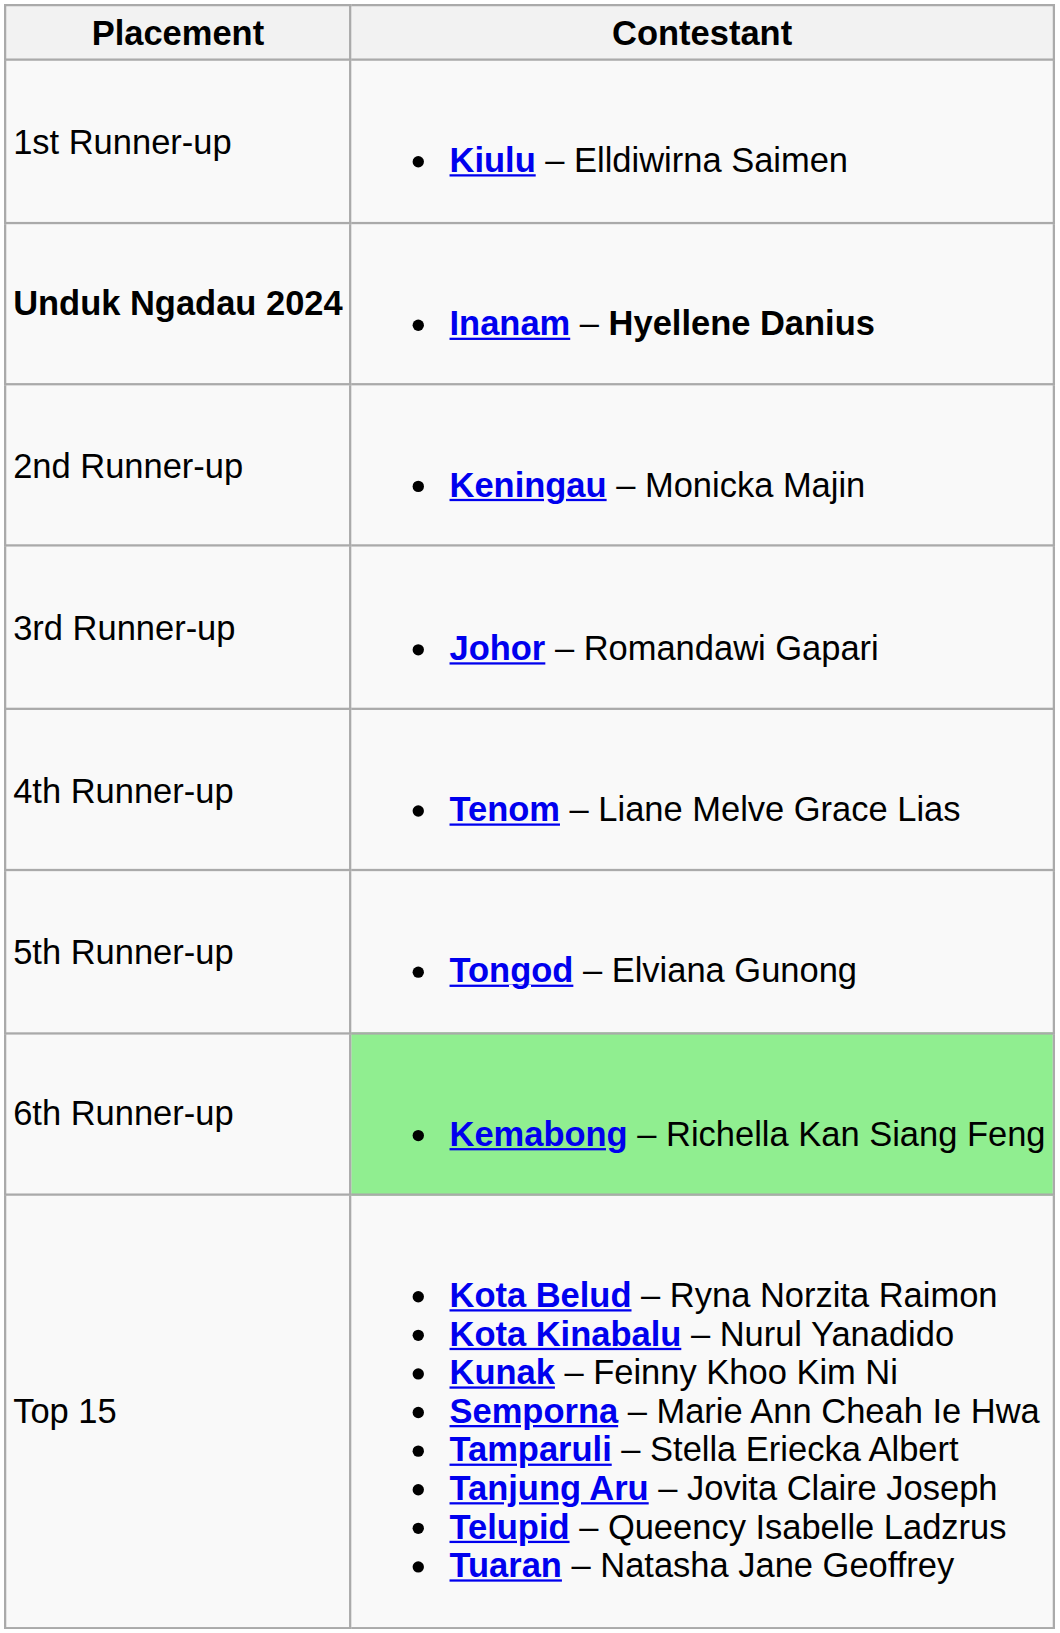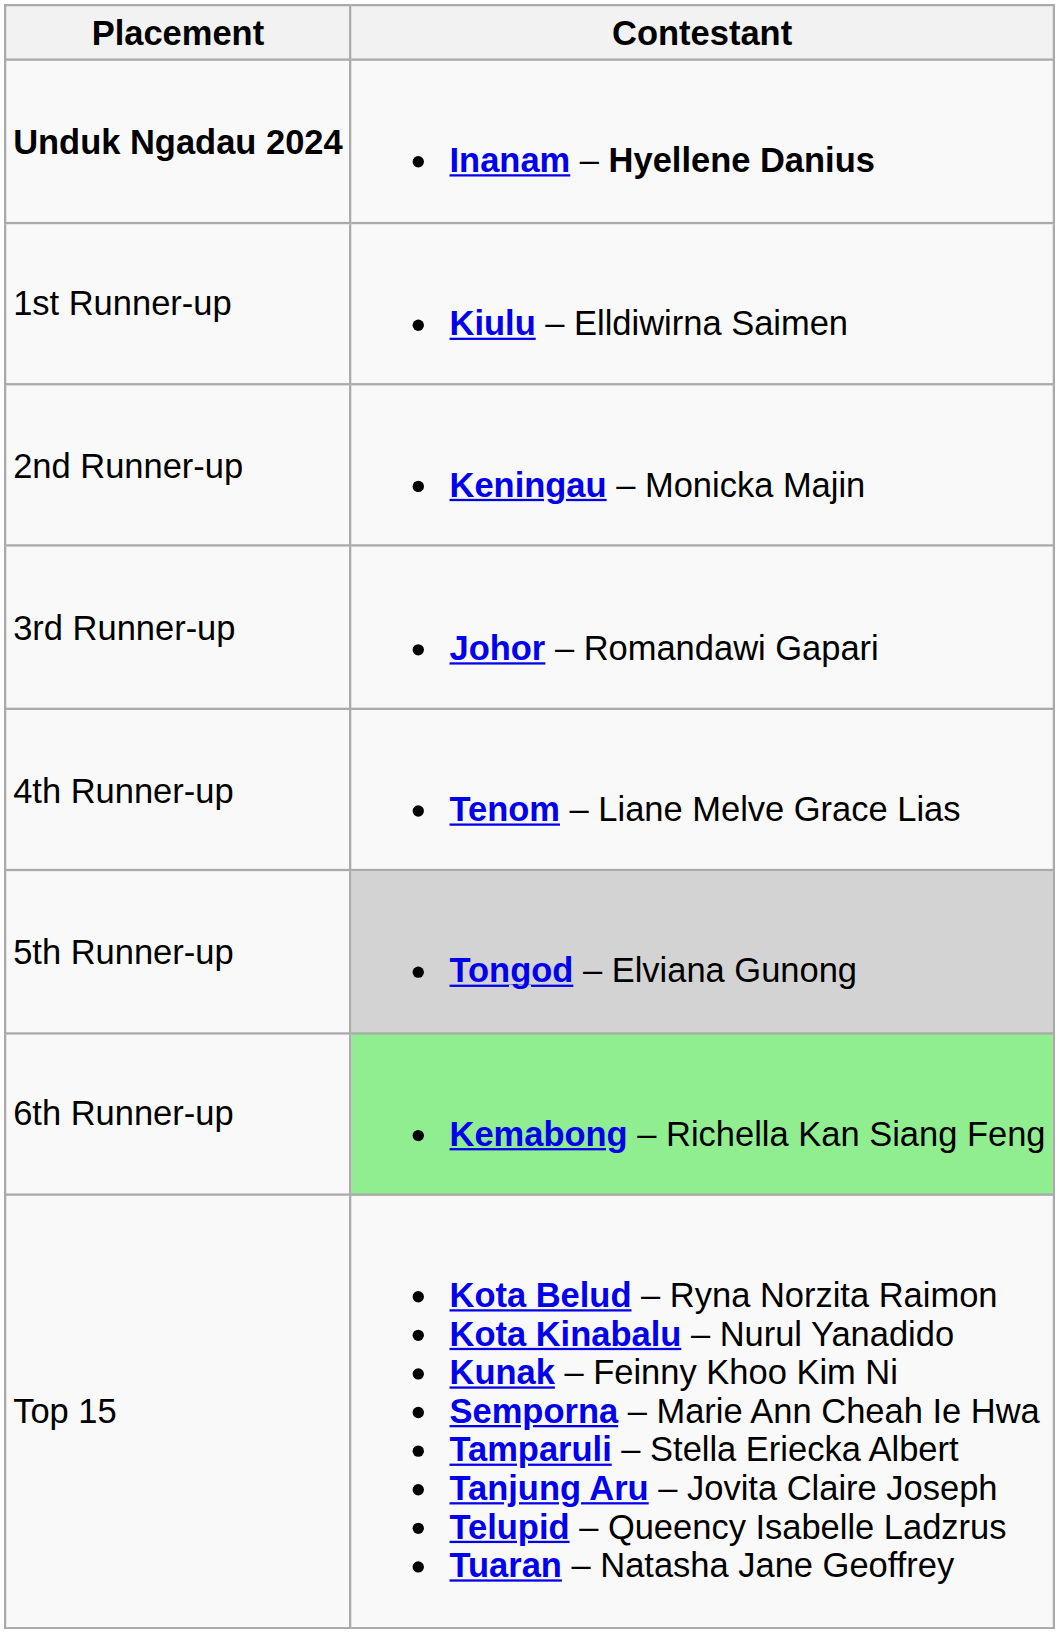rows swapped: (178, 303) <-> (122, 141)
(702, 971) no background -> (702, 971) lightgrey background
